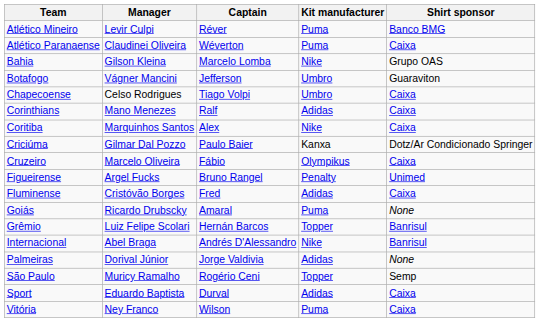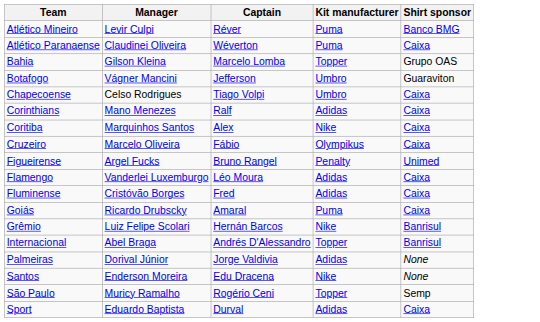(312, 62) Nike -> (331, 62) Topper
- row: (27, 144)
+ row: (30, 177)
(402, 210) None -> (417, 210) Caixa
(317, 227) Topper -> (326, 227) Nike
(312, 243) Nike -> (331, 243) Topper
+ row: (23, 276)
- row: (21, 309)
